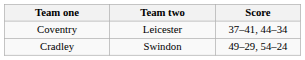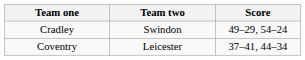rows swapped: (57, 30) <-> (57, 47)
